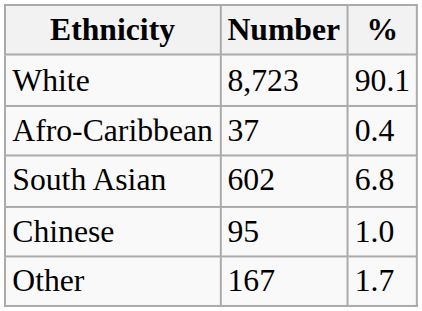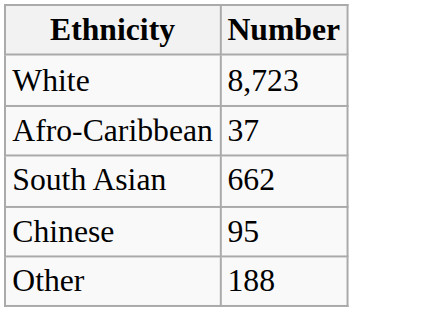- column: (382, 29)
(251, 180) 602 -> (251, 180) 662
(251, 280) 167 -> (251, 280) 188
